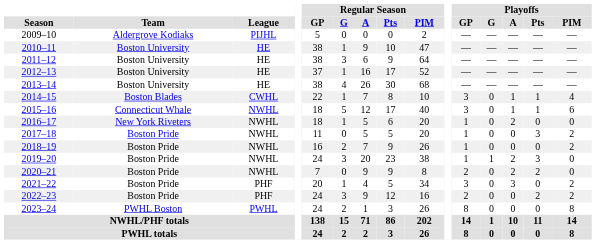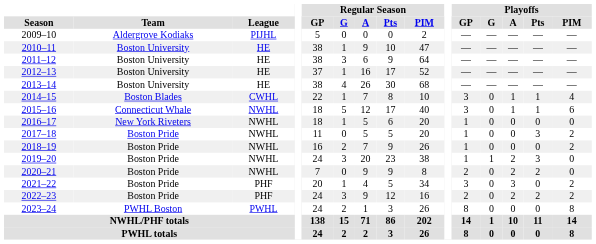(513, 121) 2 -> (513, 121) 0
(513, 196) 0 -> (513, 196) 2
